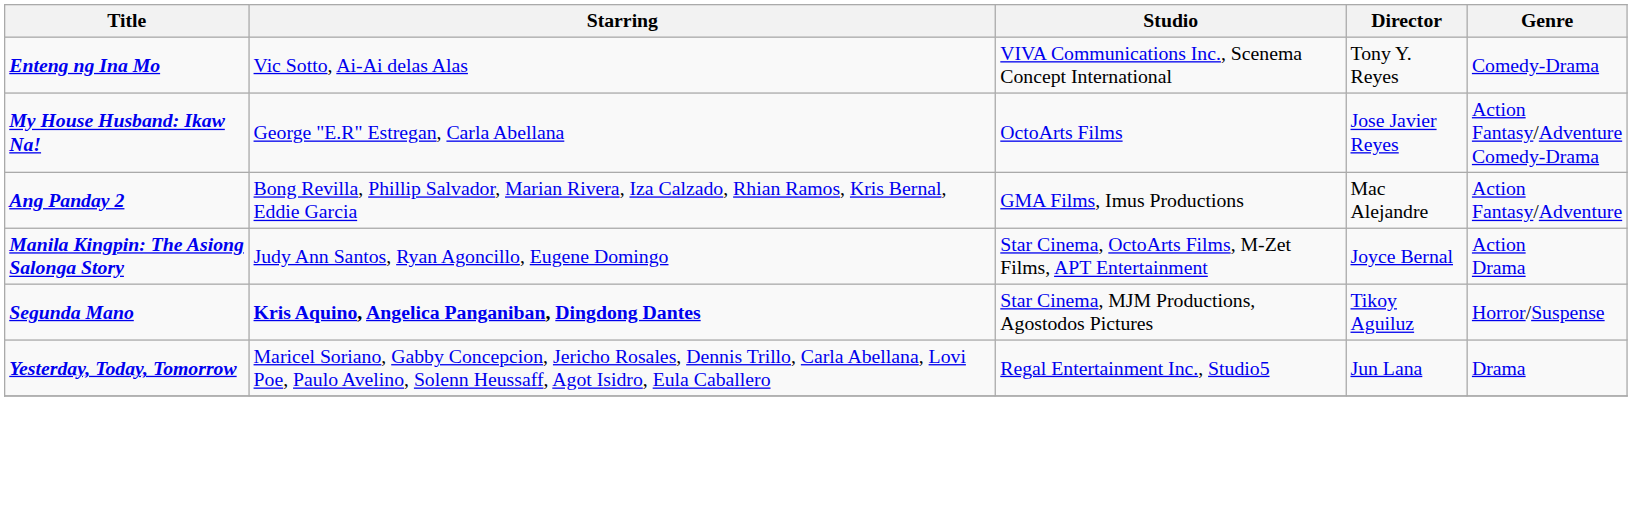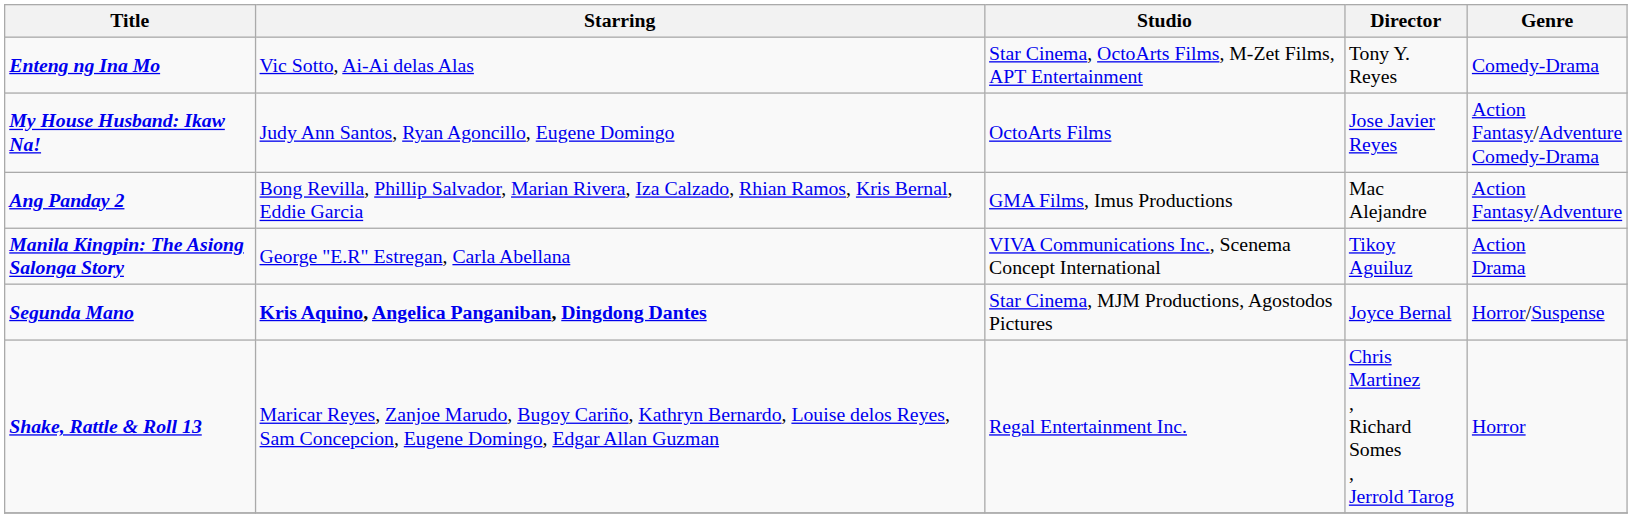(1151, 65) VIVA Communications Inc., Scenema Concept International -> (1162, 65) Star Cinema, OctoArts Films, M-Zet Films, APT Entertainment
(409, 132) George "E.R" Estregan, Carla Abellana -> (467, 132) Judy Ann Santos, Ryan Agoncillo, Eugene Domingo
(461, 256) Judy Ann Santos, Ryan Agoncillo, Eugene Domingo -> (415, 256) George "E.R" Estregan, Carla Abellana
(1146, 256) Star Cinema, OctoArts Films, M-Zet Films, APT Entertainment -> (1140, 256) VIVA Communications Inc., Scenema Concept International
(1402, 256) Joyce Bernal -> (1381, 256) Tikoy Aguiluz
(1382, 312) Tikoy Aguiluz -> (1400, 312) Joyce Bernal
+ row: (106, 427)
- row: (123, 368)
